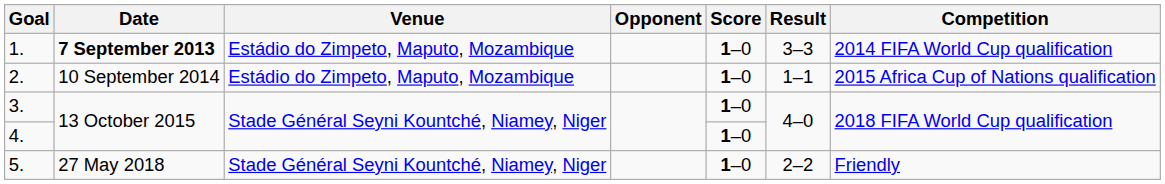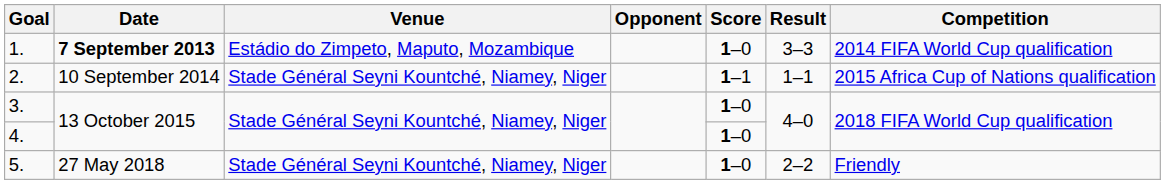(401, 77) Estádio do Zimpeto, Maputo, Mozambique -> (417, 77) Stade Général Seyni Kountché, Niamey, Niger
(736, 77) 1–0 -> (736, 77) 1–1
